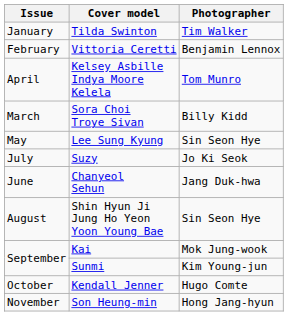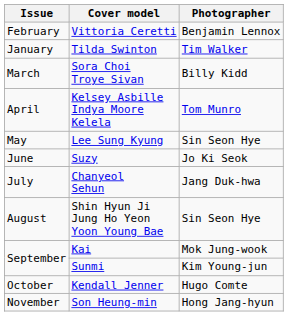rows swapped: (114, 31) <-> (124, 49)
rows swapped: (108, 116) <-> (117, 79)
(20, 158) July -> (20, 158) June
(20, 182) June -> (20, 182) July
